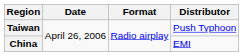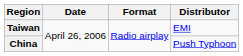(205, 28) Push Typhoon -> (182, 28) EMI
(182, 43) EMI -> (205, 43) Push Typhoon
